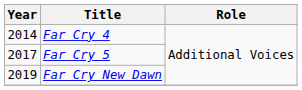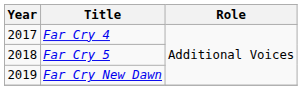(22, 35) 2014 -> (22, 35) 2017
(22, 55) 2017 -> (22, 55) 2018
